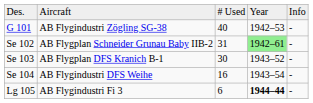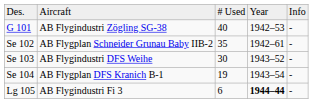(222, 43) 31 -> (222, 43) 35
(267, 43) lightgreen background -> (267, 43) no background
(102, 59) AB Flygplan DFS Kranich B-1 -> (96, 59) AB Flygindustri DFS Weihe
(96, 75) AB Flygindustri DFS Weihe -> (102, 75) AB Flygplan DFS Kranich B-1
(222, 75) 16 -> (222, 75) 19
